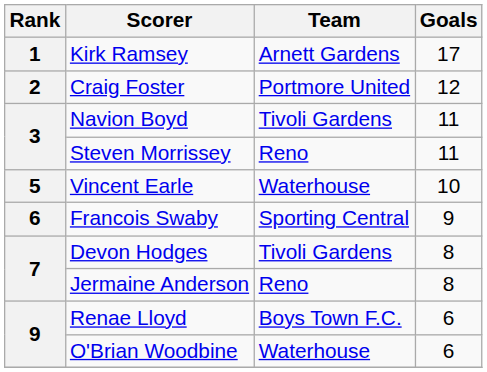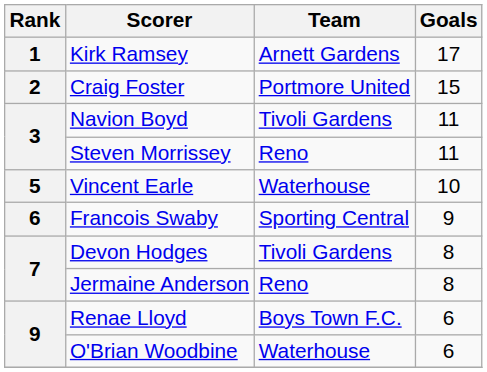(449, 86) 12 -> (449, 86) 15
